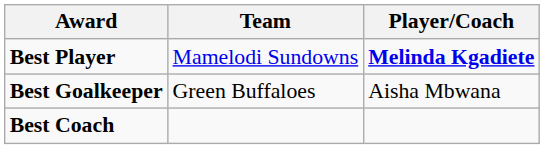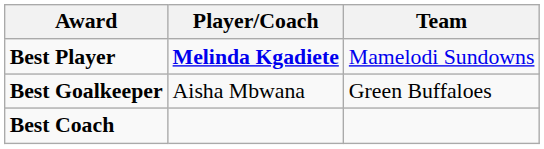columns swapped: (451, 21) <-> (265, 21)
